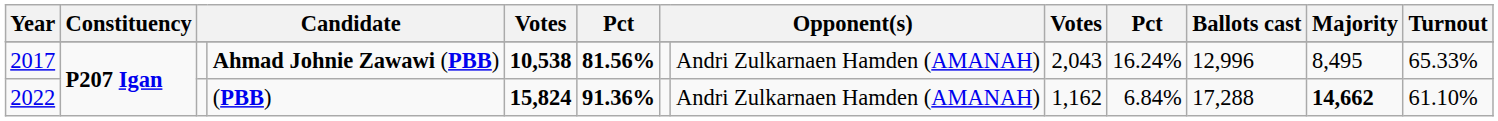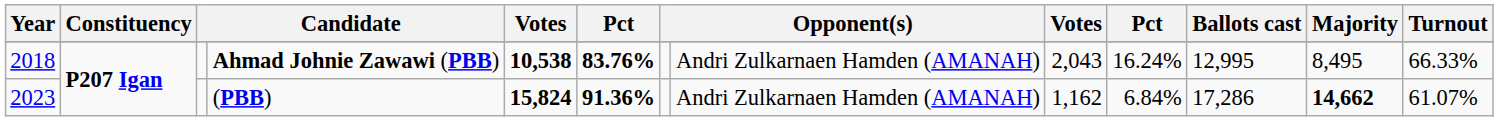(33, 60) 2017 -> (33, 60) 2018
(619, 60) 81.56% -> (619, 60) 83.76%
(1223, 60) 12,996 -> (1223, 60) 12,995
(1443, 60) 65.33% -> (1443, 60) 66.33%
(33, 97) 2022 -> (33, 97) 2023
(1223, 97) 17,288 -> (1223, 97) 17,286
(1443, 97) 61.10% -> (1443, 97) 61.07%
